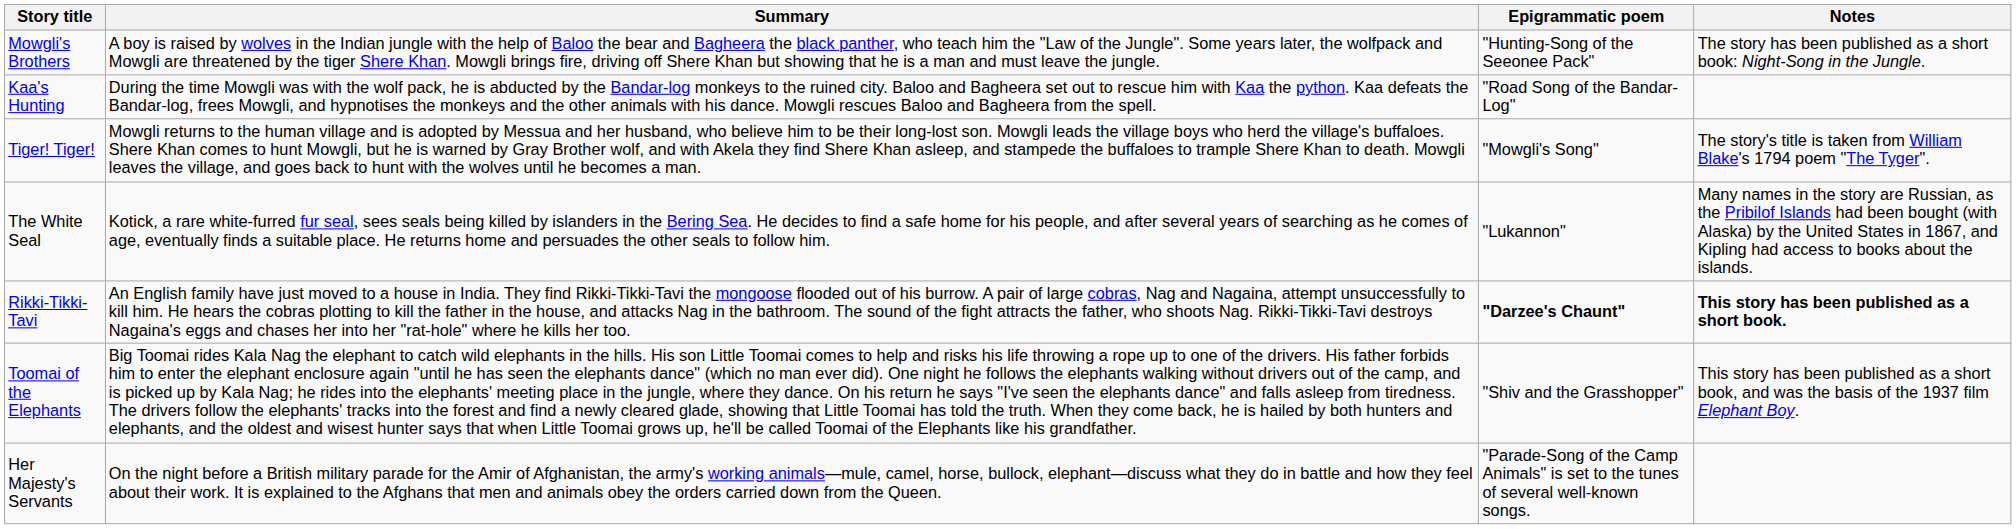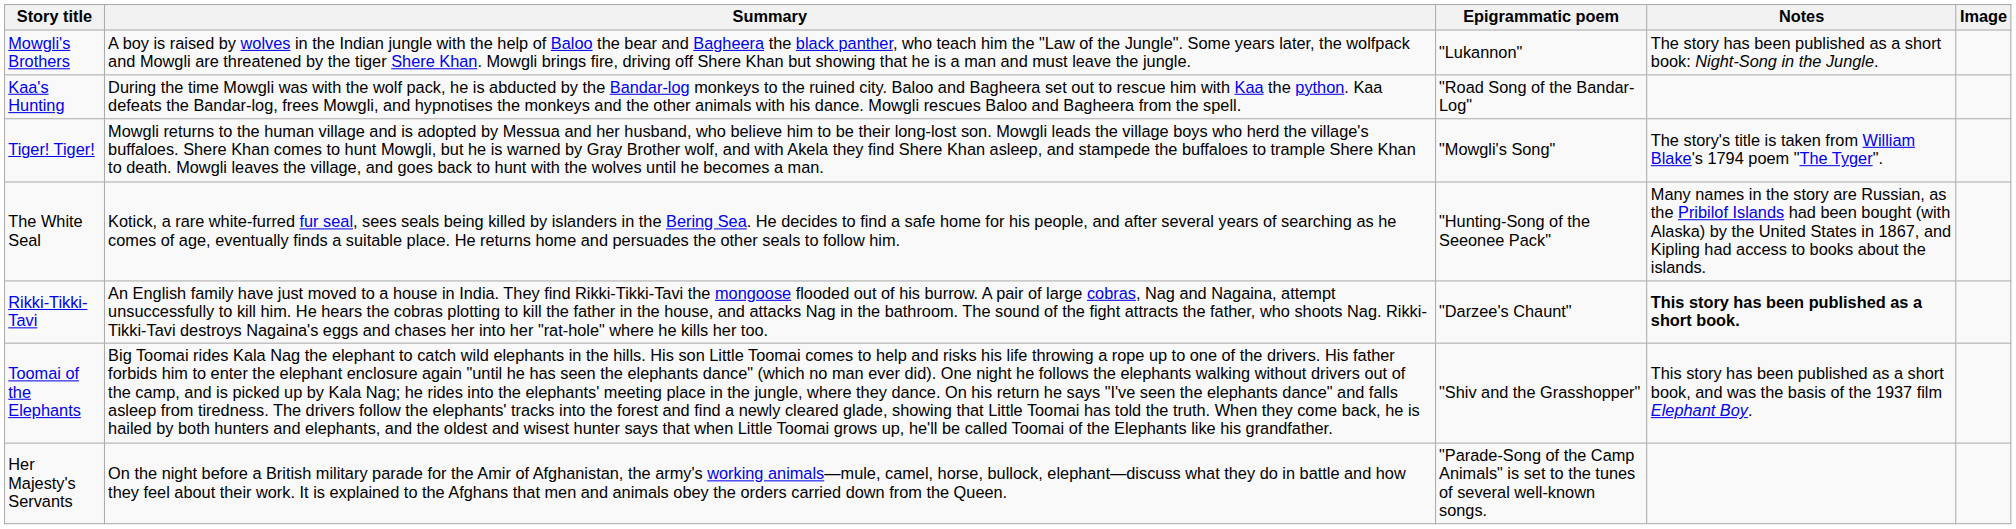+ column: (1983, 17)
(1558, 52) "Hunting-Song of the Seeonee Pack" -> (1481, 52) "Lukannon"
(1524, 231) "Lukannon" -> (1514, 231) "Hunting-Song of the Seeonee Pack"
(1554, 312) bold -> (1505, 312) normal
